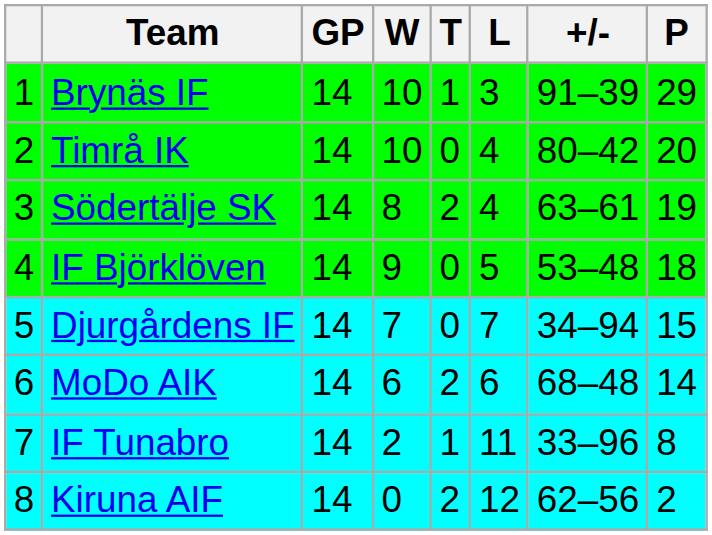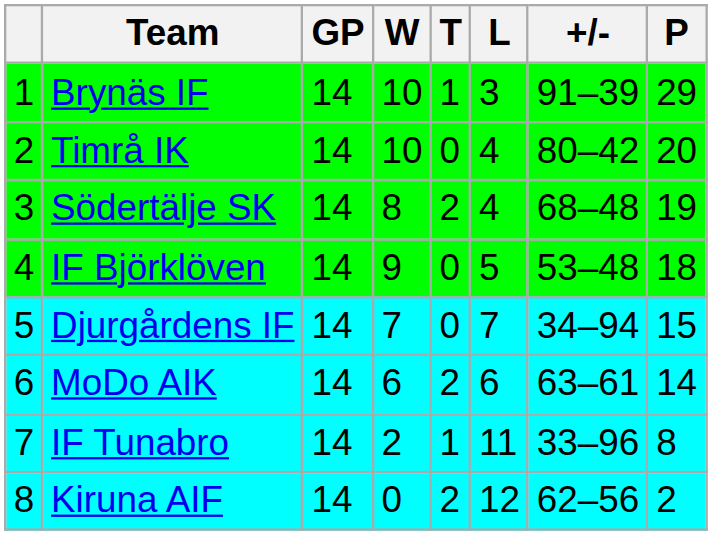(588, 208) 63–61 -> (588, 208) 68–48
(588, 383) 68–48 -> (588, 383) 63–61
